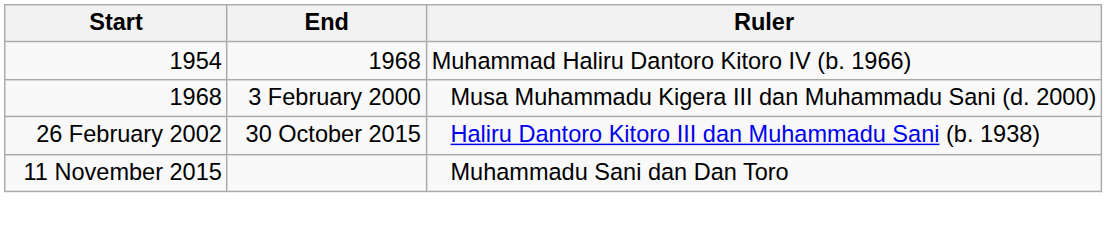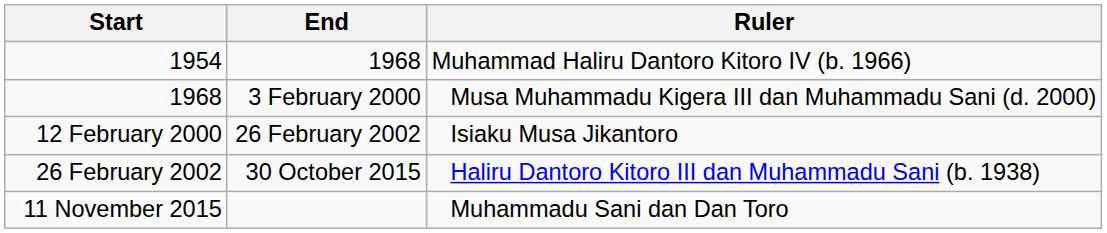+ row: (129, 135)
